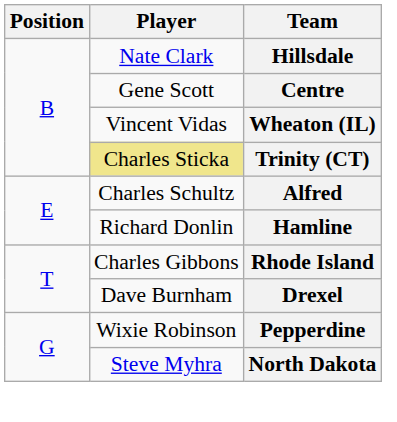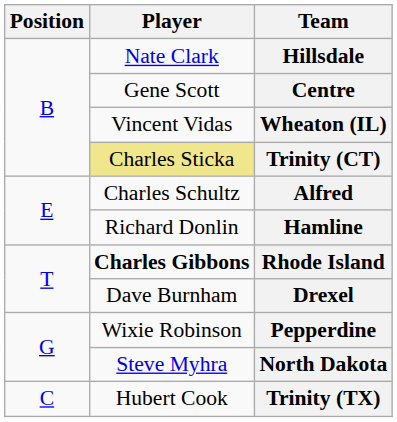(166, 261) normal -> (172, 261) bold
+ row: (323, 398)
